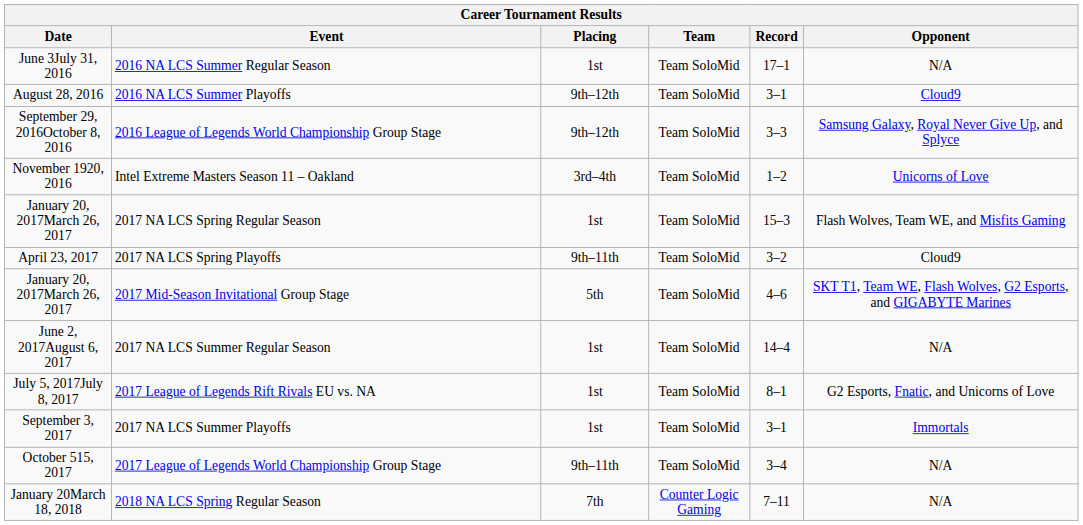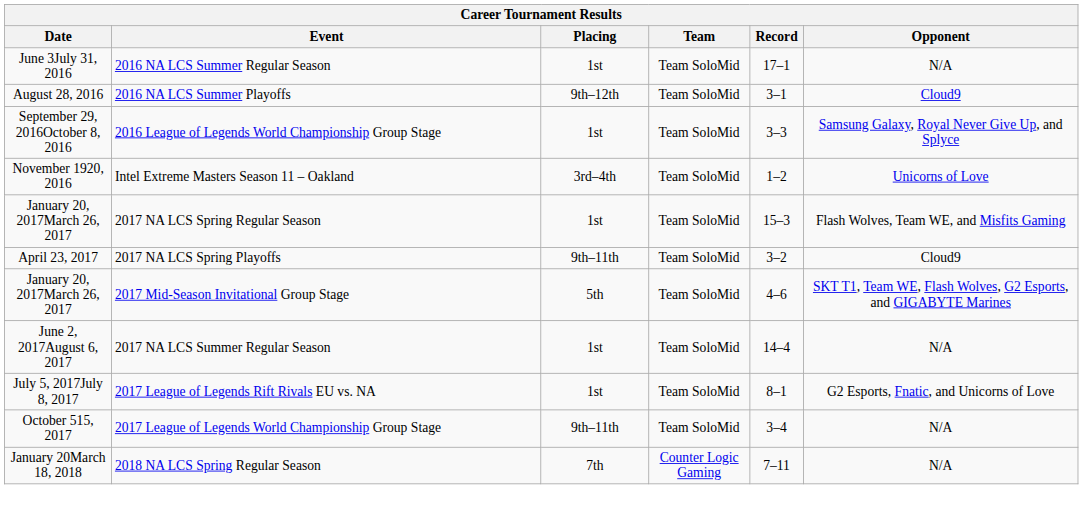(595, 132) 9th–12th -> (595, 132) 1st
- row: (203, 428)
